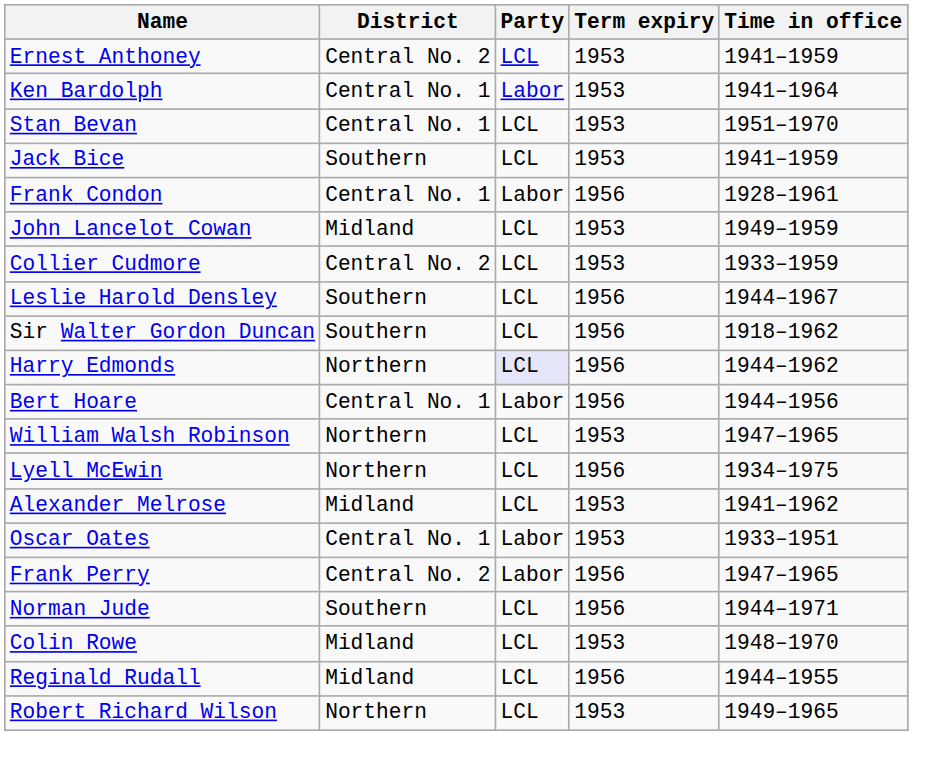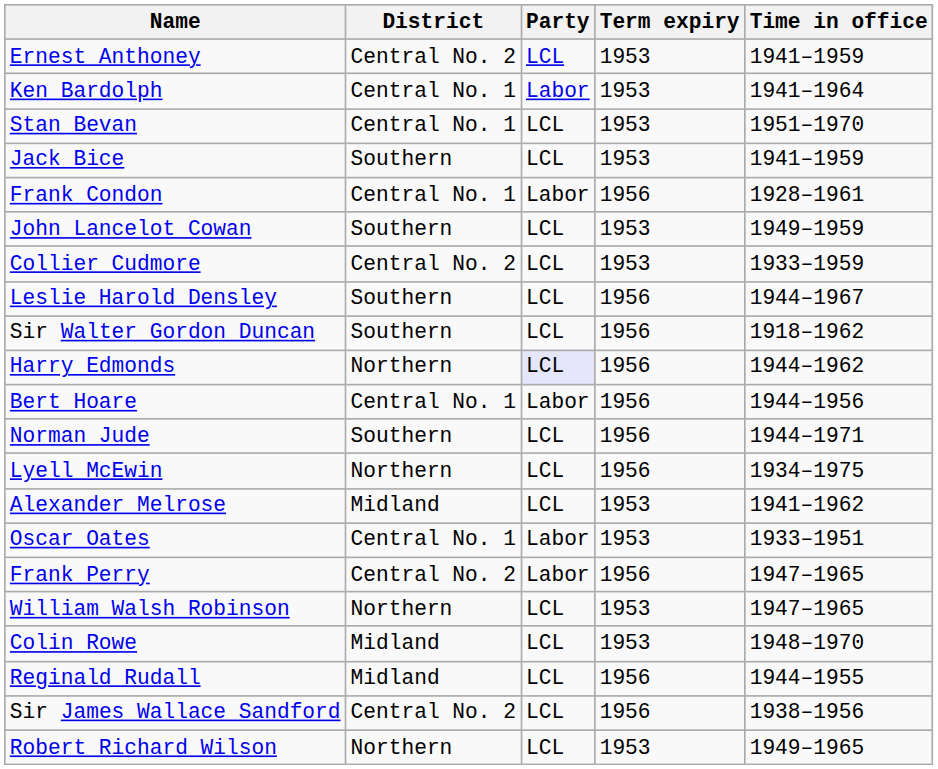(370, 229) Midland -> (401, 229) Southern
rows swapped: (80, 609) <-> (150, 437)
+ row: (175, 713)
